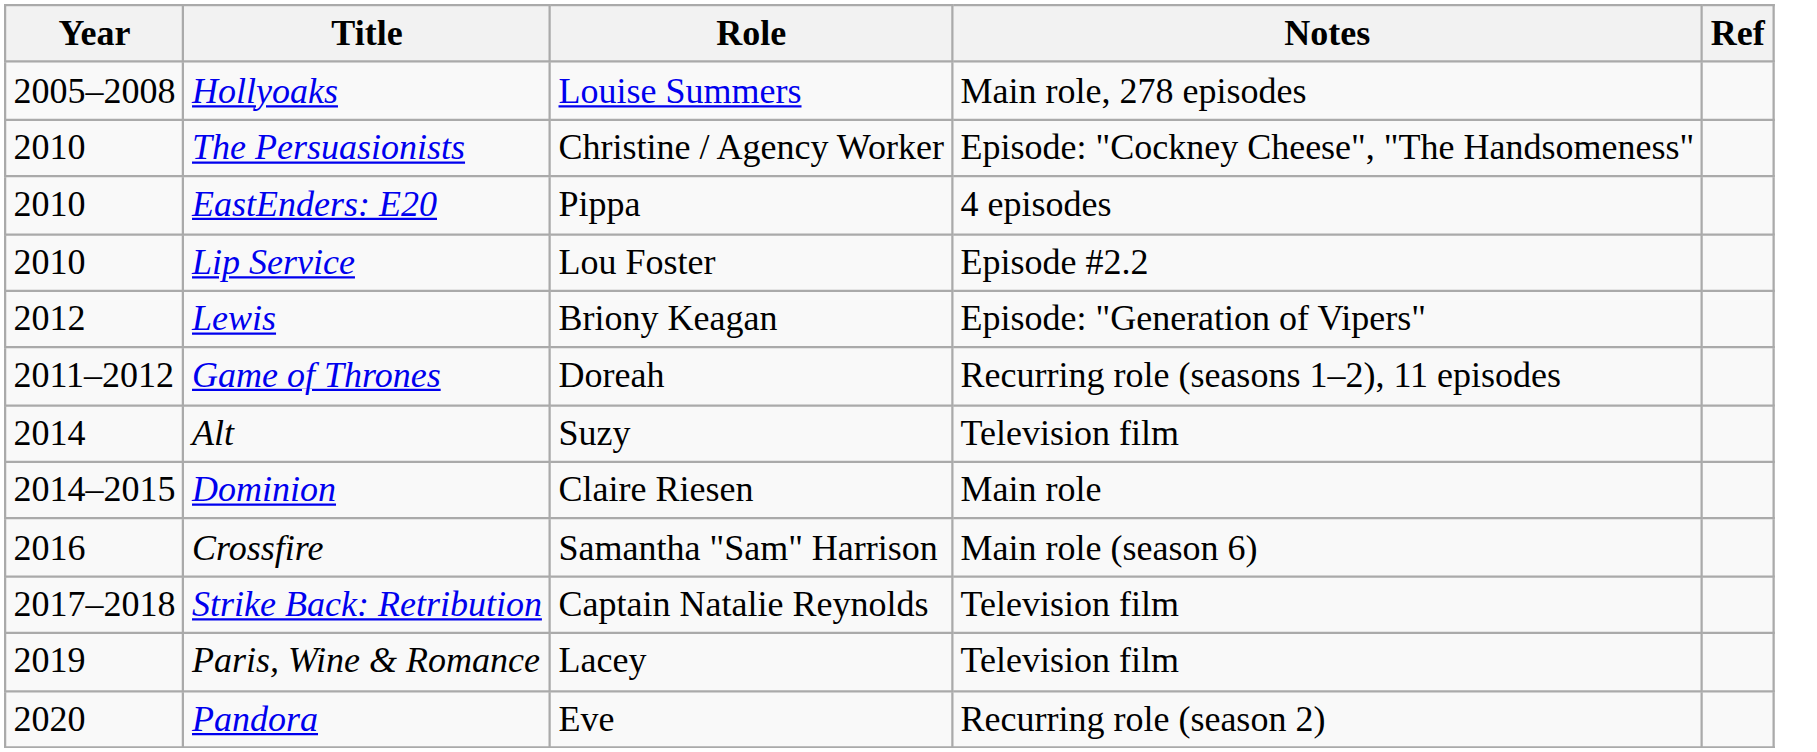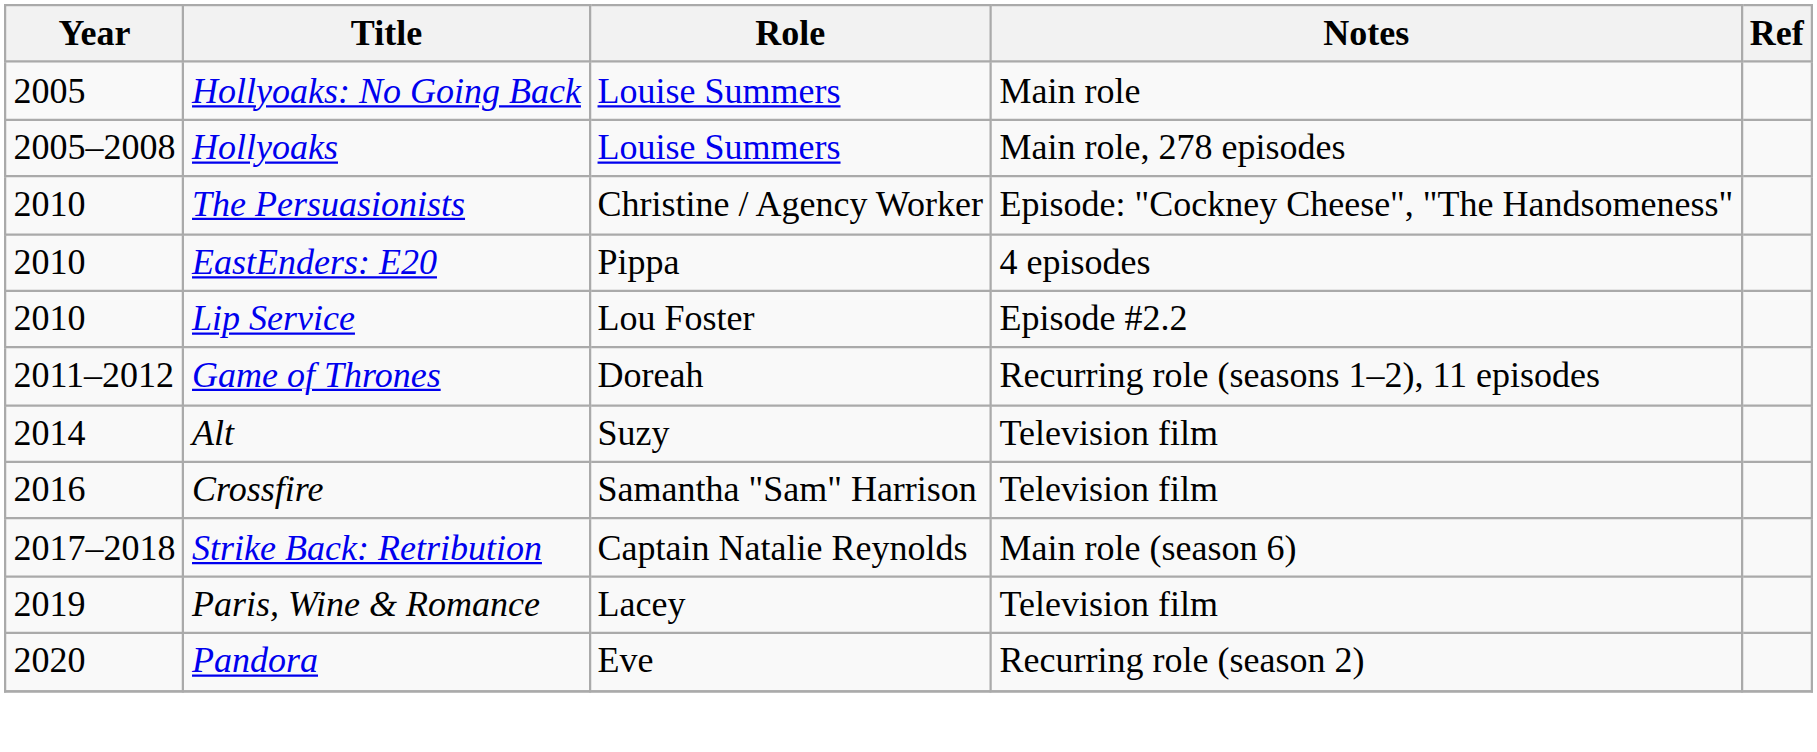+ row: (386, 90)
- row: (234, 318)
- row: (264, 489)
(1109, 546) Main role (season 6) -> (1109, 489) Television film
(1070, 603) Television film -> (1148, 546) Main role (season 6)
